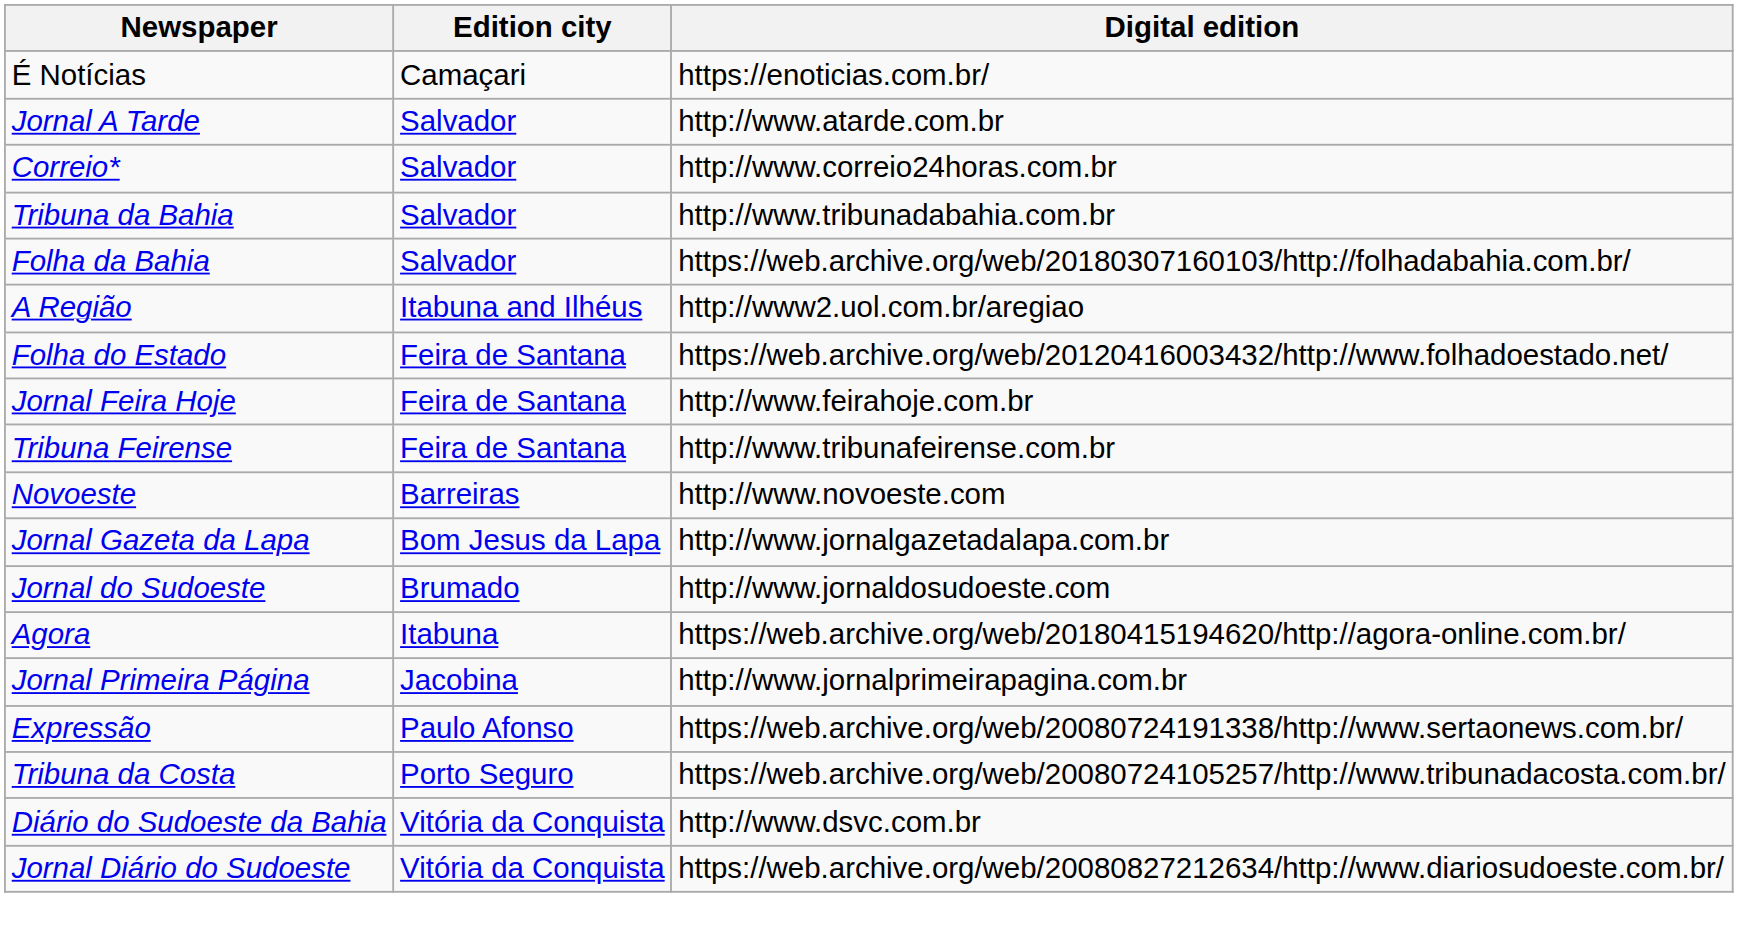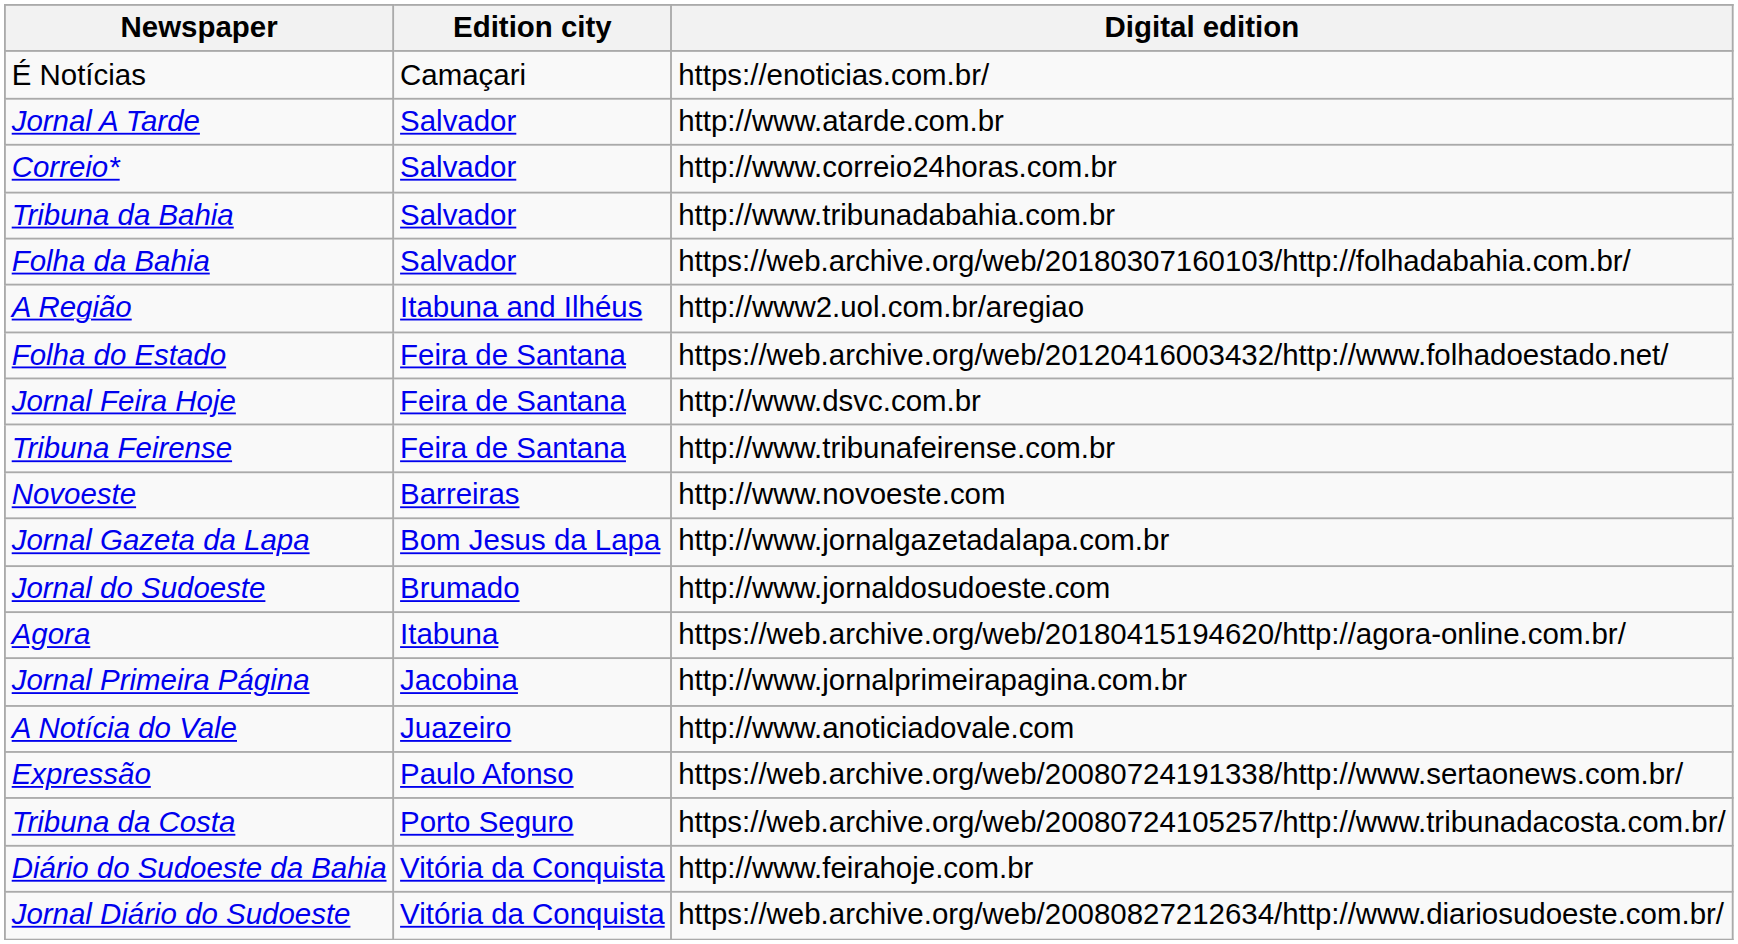(856, 401) http://www.feirahoje.com.br -> (830, 401) http://www.dsvc.com.br
+ row: (124, 728)
(830, 821) http://www.dsvc.com.br -> (856, 868) http://www.feirahoje.com.br
